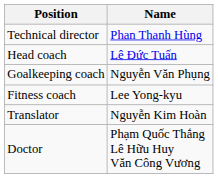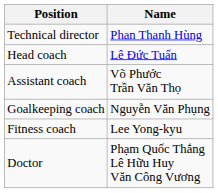+ row: (47, 81)
- row: (33, 114)
